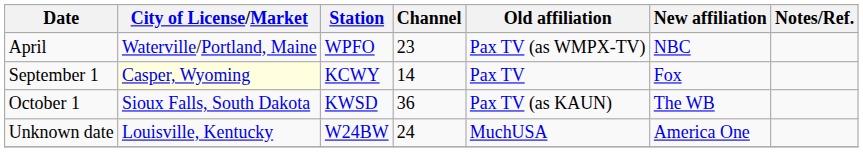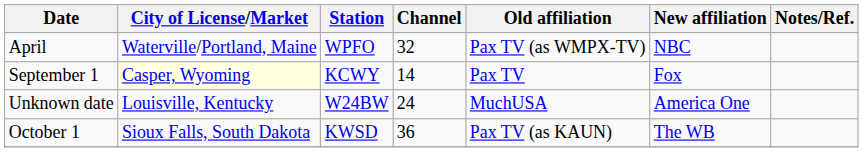(406, 47) 23 -> (406, 47) 32
rows swapped: (44, 103) <-> (61, 132)
